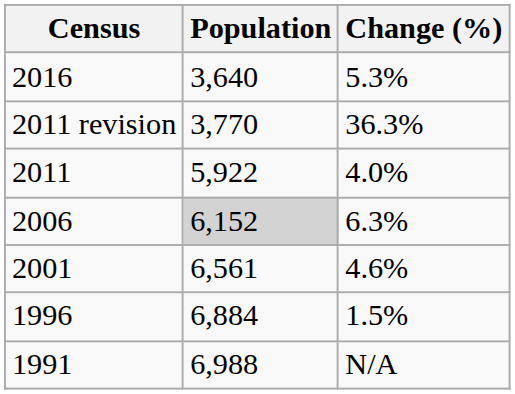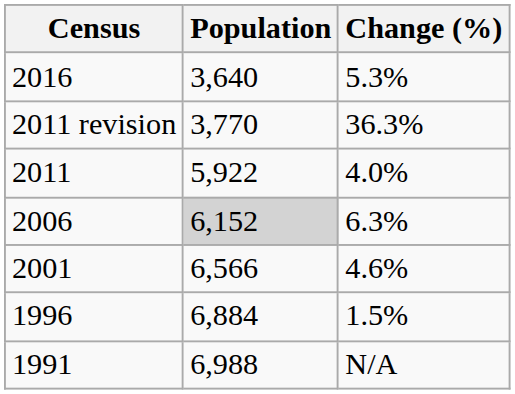(224, 268) 6,561 -> (224, 268) 6,566
